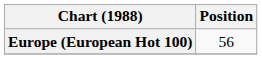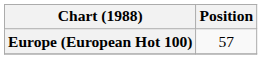(226, 41) 56 -> (226, 41) 57
